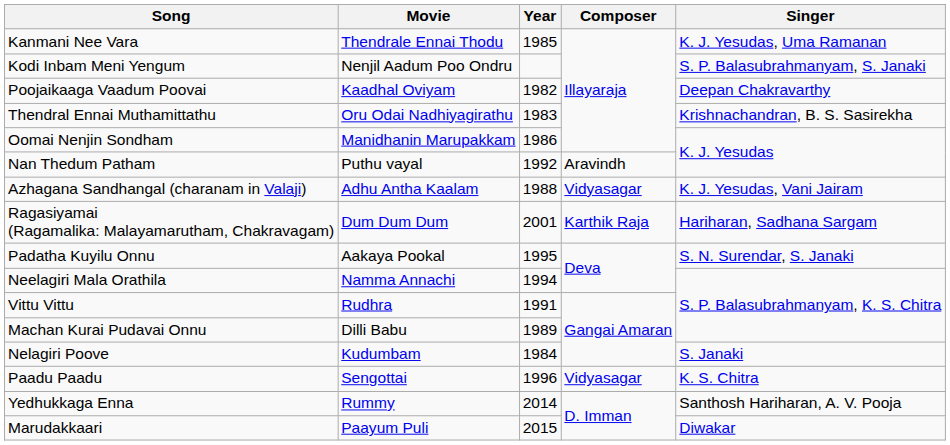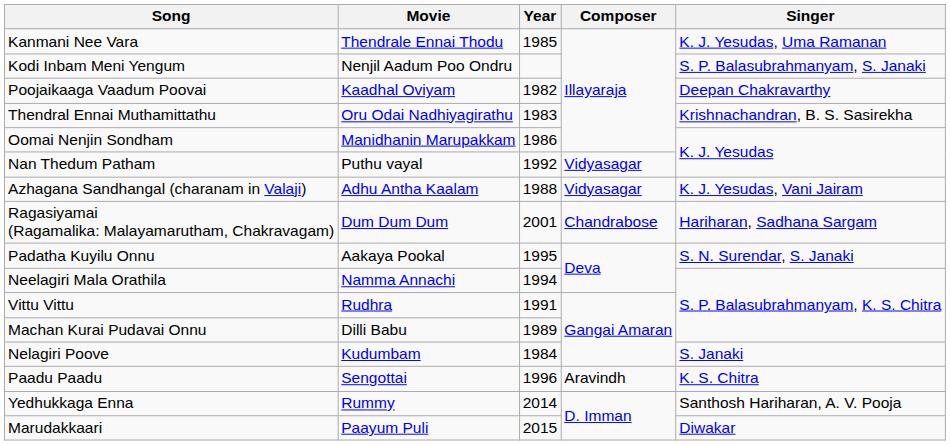(595, 164) Aravindh -> (603, 164) Vidyasagar
(607, 222) Karthik Raja -> (611, 222) Chandrabose
(603, 378) Vidyasagar -> (595, 378) Aravindh
